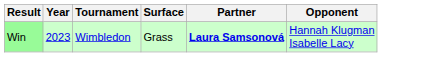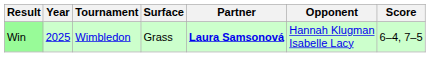+ column: (401, 13)
(58, 36) 2023 -> (58, 36) 2025
